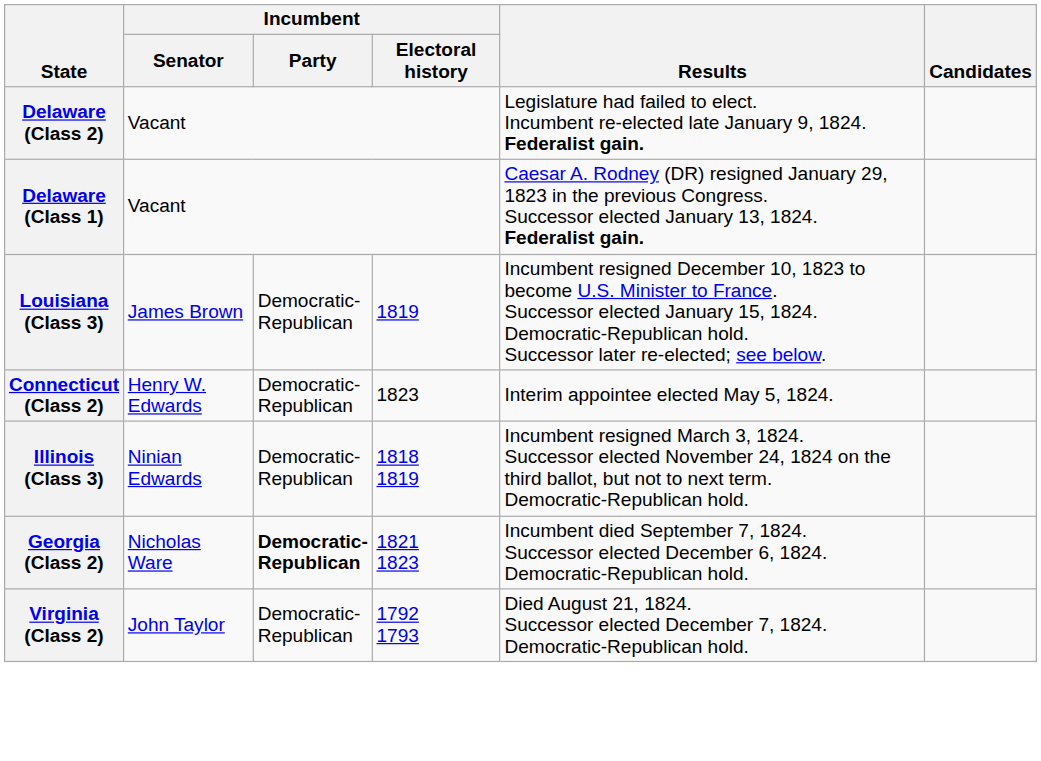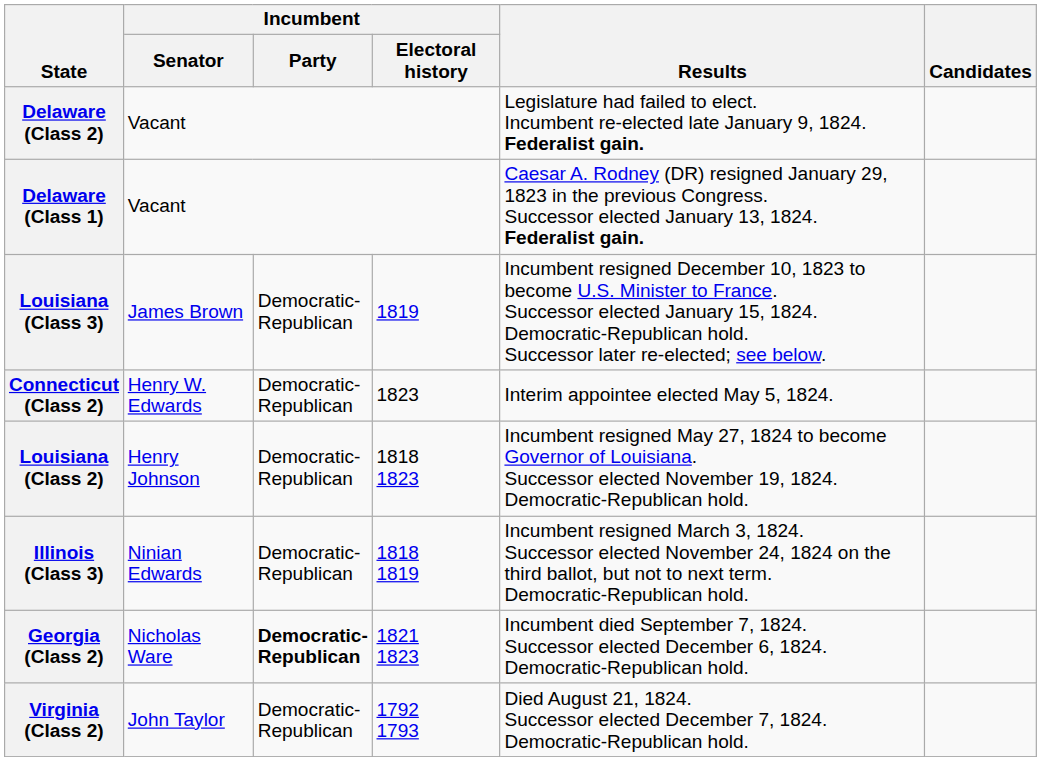+ row: (64, 468)
